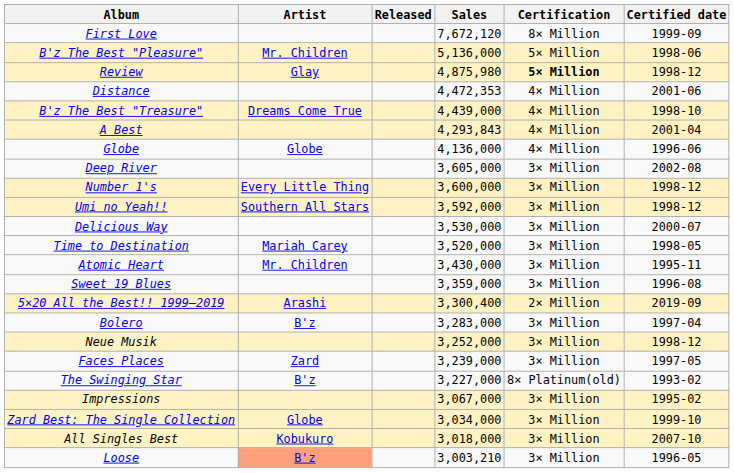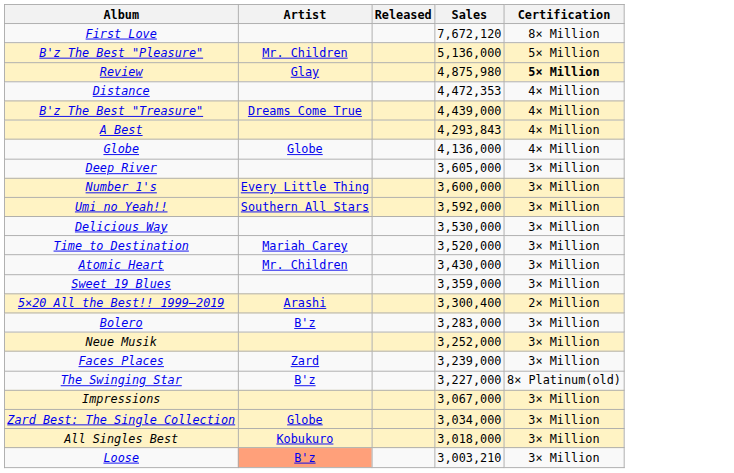- column: (676, 14)
